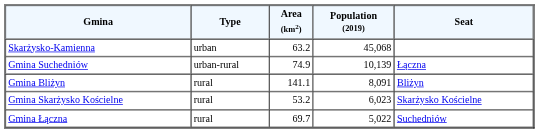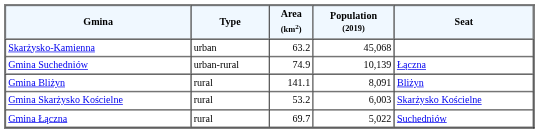(380, 100) 6,023 -> (380, 100) 6,003
